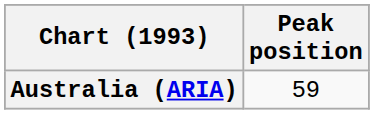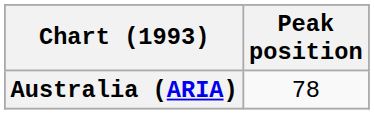(306, 90) 59 -> (306, 90) 78
